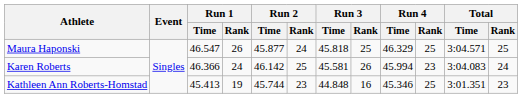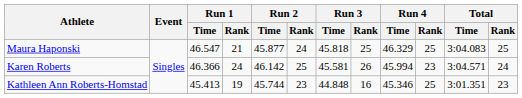(237, 49) 26 -> (237, 49) 21
(467, 49) 3:04.571 -> (467, 49) 3:04.083
(467, 67) 3:04.083 -> (467, 67) 3:04.571
